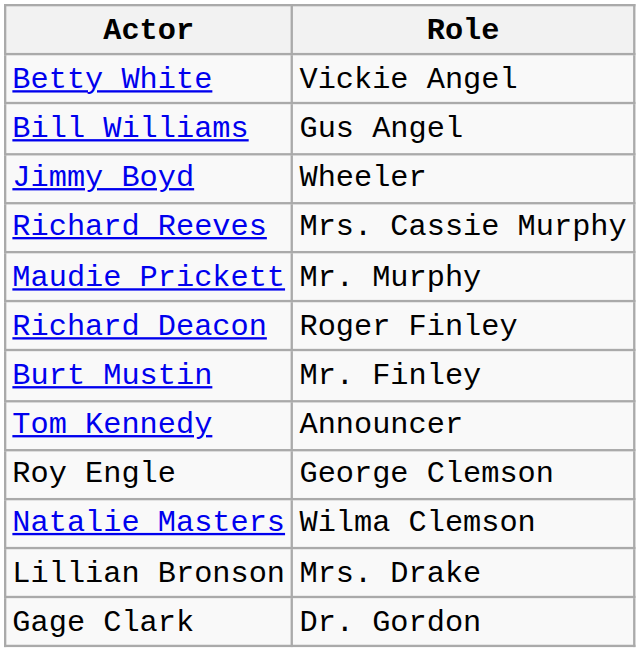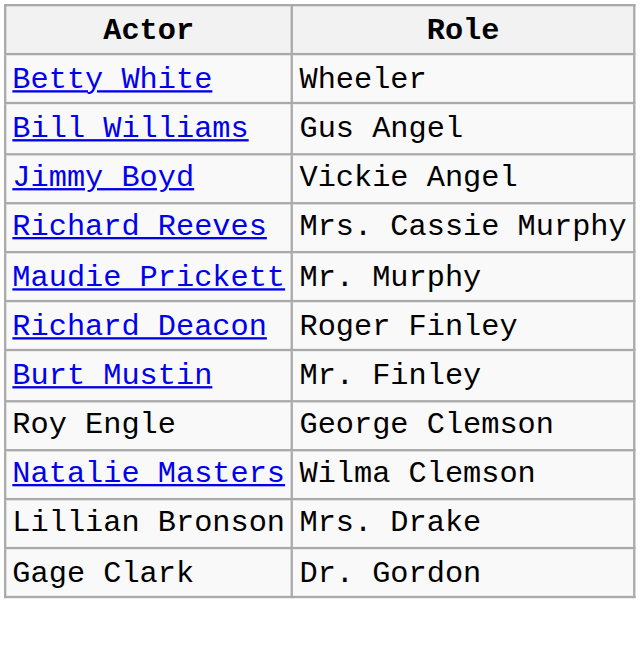(409, 79) Vickie Angel -> (363, 79) Wheeler
(363, 178) Wheeler -> (409, 178) Vickie Angel
- row: (112, 425)
